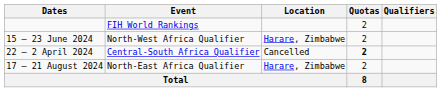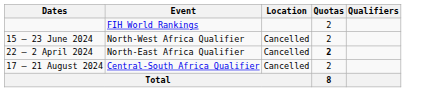(304, 39) Harare, Zimbabwe -> (287, 39) Cancelled
(183, 53) Central-South Africa Qualifier -> (176, 53) North-East Africa Qualifier
(176, 66) North-East Africa Qualifier -> (183, 66) Central-South Africa Qualifier
(304, 66) Harare, Zimbabwe -> (287, 66) Cancelled
